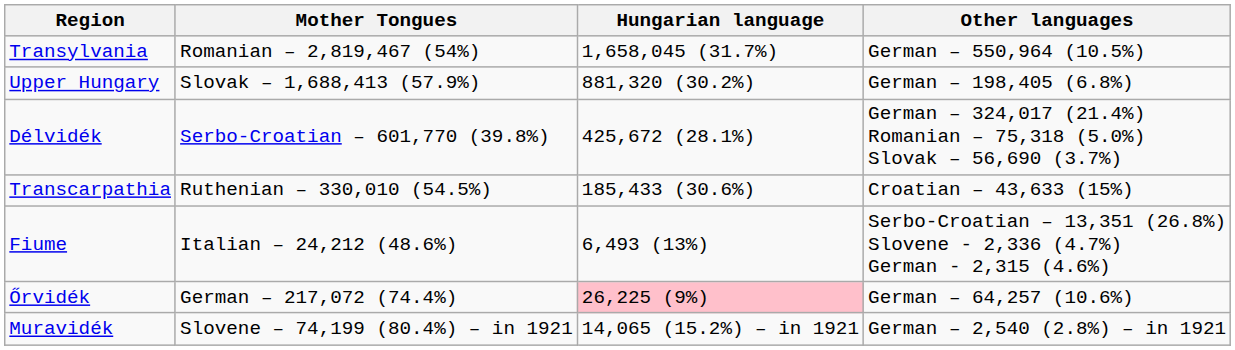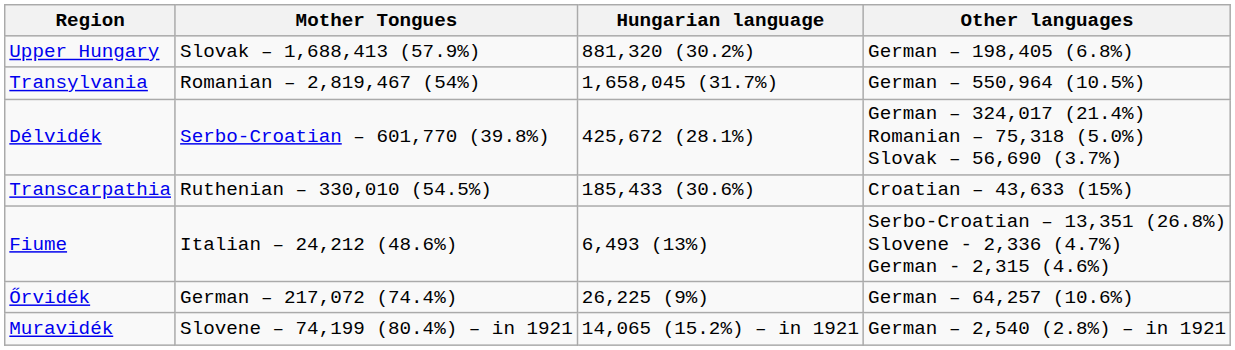rows swapped: (79, 52) <-> (84, 83)
(645, 297) pink background -> (645, 297) no background
